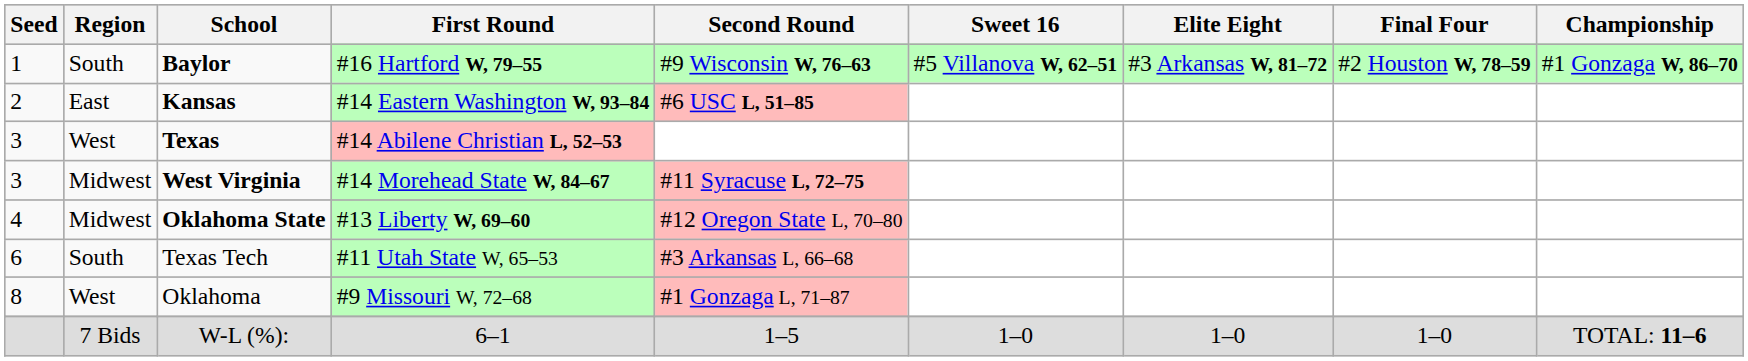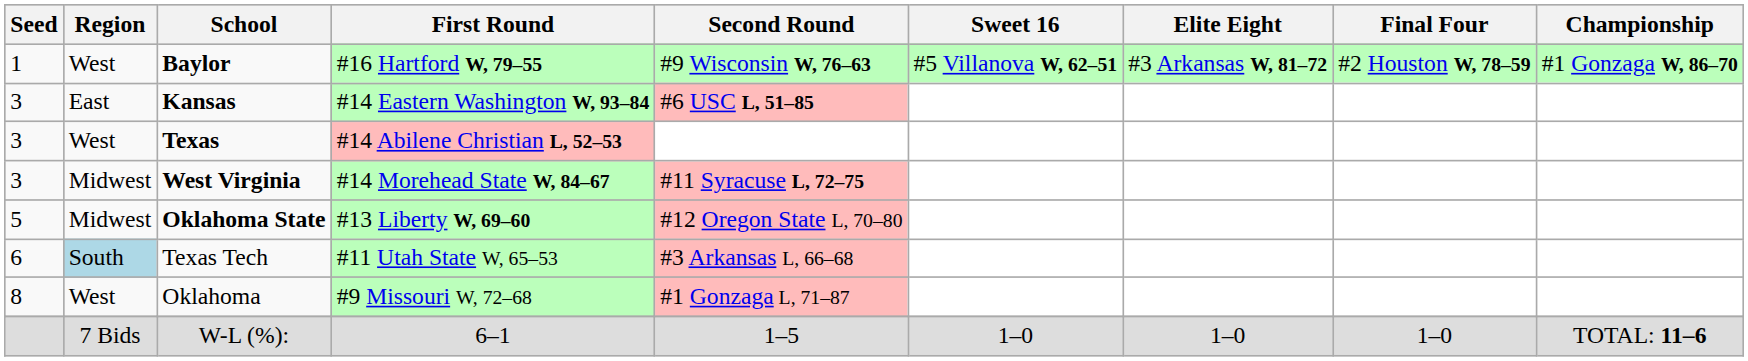(96, 63) South -> (92, 63) West
(16, 102) 2 -> (16, 102) 3
(16, 219) 4 -> (16, 219) 5
(96, 258) no background -> (96, 258) lightblue background
